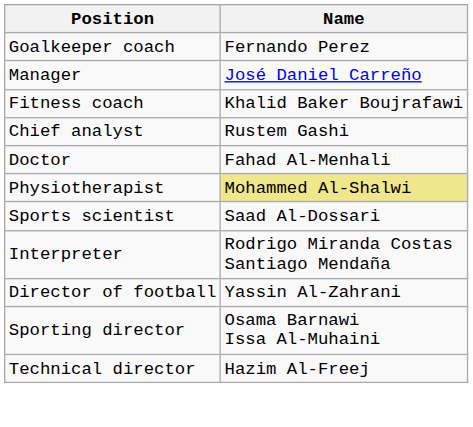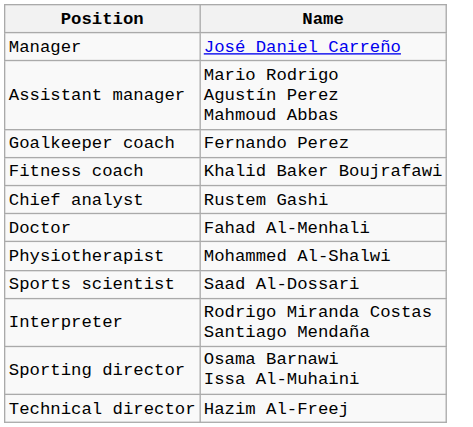rows swapped: (45, 75) <-> (92, 47)
+ row: (97, 95)
(318, 188) khaki background -> (297, 256) no background
- row: (113, 292)
